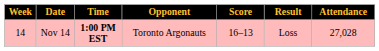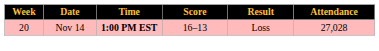- column: (169, 12)
(20, 33) 14 -> (24, 27) 20
